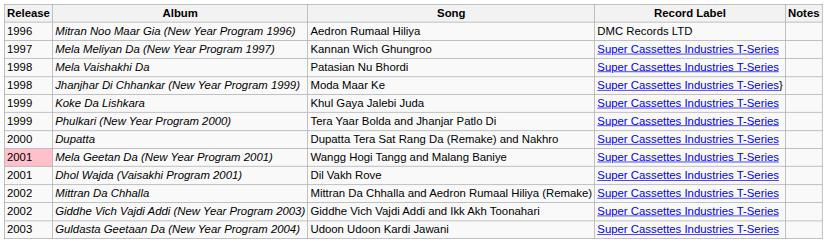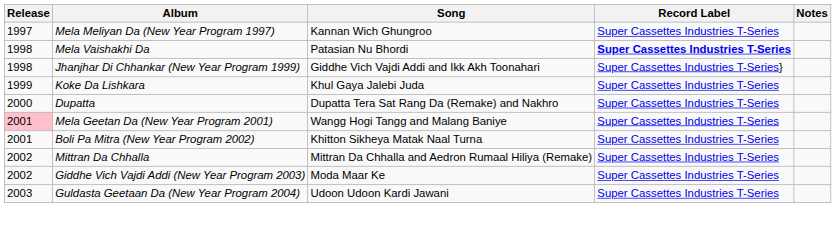- row: (175, 31)
(688, 67) normal -> (694, 49) bold
(348, 85) Moda Maar Ke -> (425, 67) Giddhe Vich Vajdi Addi and Ikk Akh Toonahari
- row: (143, 121)
- row: (149, 175)
+ row: (155, 139)
(425, 211) Giddhe Vich Vajdi Addi and Ikk Akh Toonahari -> (348, 175) Moda Maar Ke
